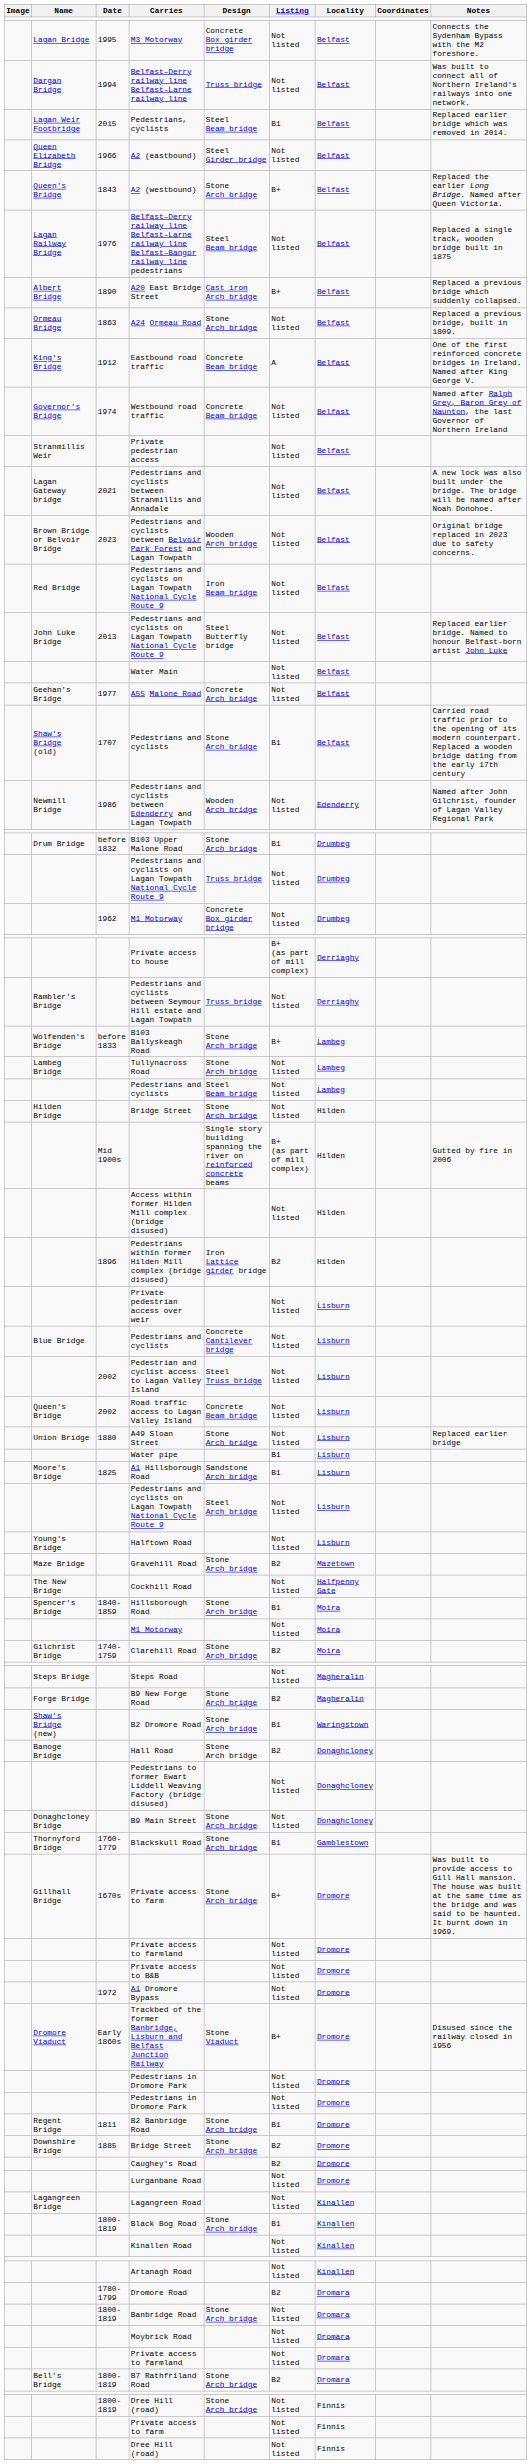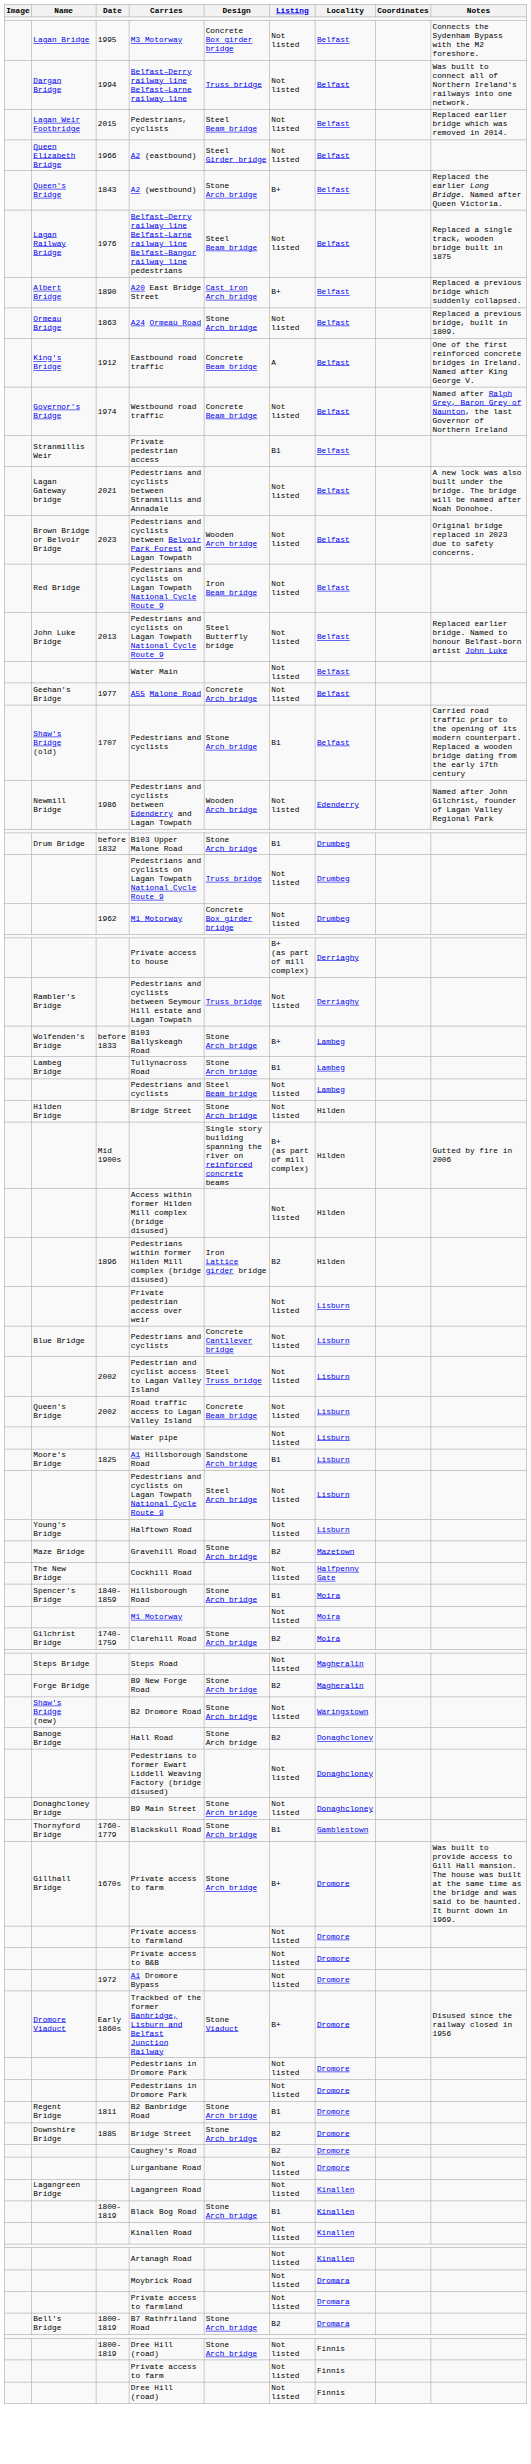(276, 125) B1 -> (285, 125) Not listed
(285, 451) Not listed -> (276, 451) B1
(285, 1068) Not listed -> (276, 1068) B1
- row: (107, 1438)
(276, 1455) B1 -> (285, 1438) Not listed
(276, 1725) B1 -> (285, 1712) Not listed
- row: (109, 2293)
- row: (109, 2315)
